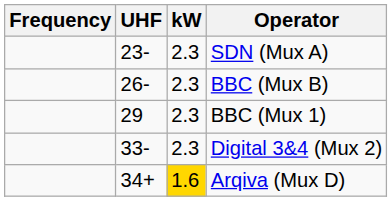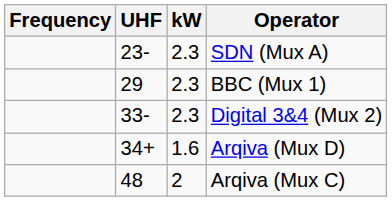- row: (270, 84)
(185, 180) gold background -> (185, 148) no background
+ row: (278, 180)
